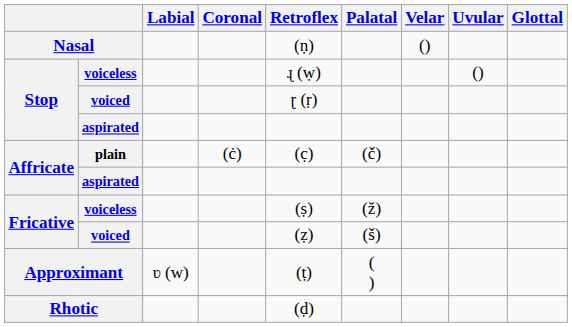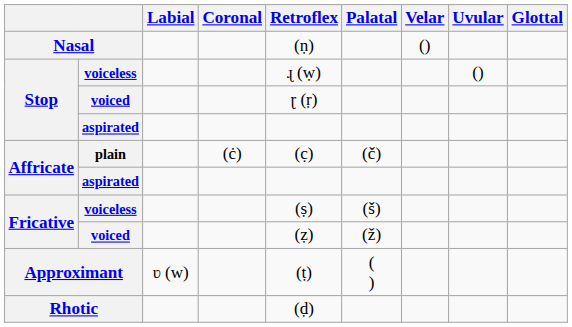(372, 208) (ž) -> (372, 208) (š)
(372, 235) (š) -> (372, 235) (ž)
